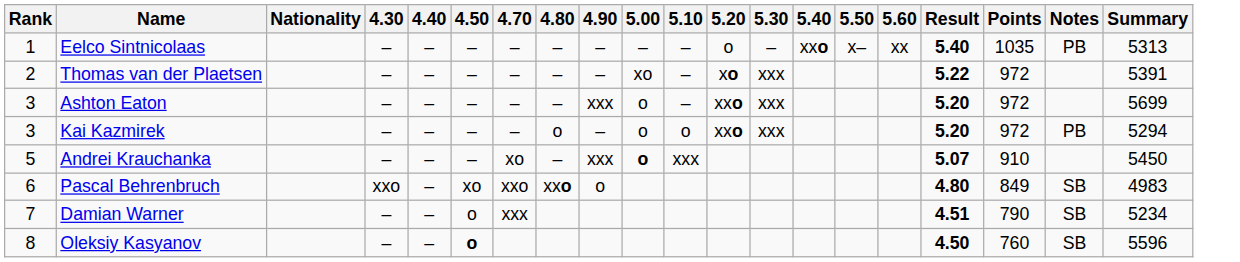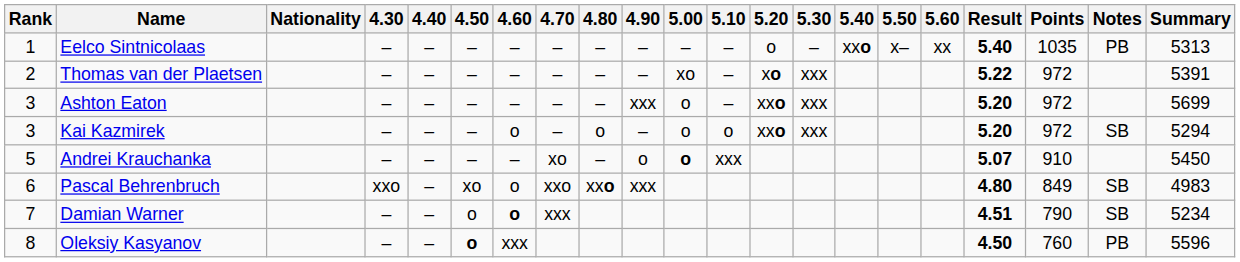+ column: (515, 19)
(1074, 131) PB -> (1117, 131) SB
(600, 159) xxx -> (643, 159) o
(600, 187) o -> (643, 187) xxx
(1074, 243) SB -> (1117, 243) PB
